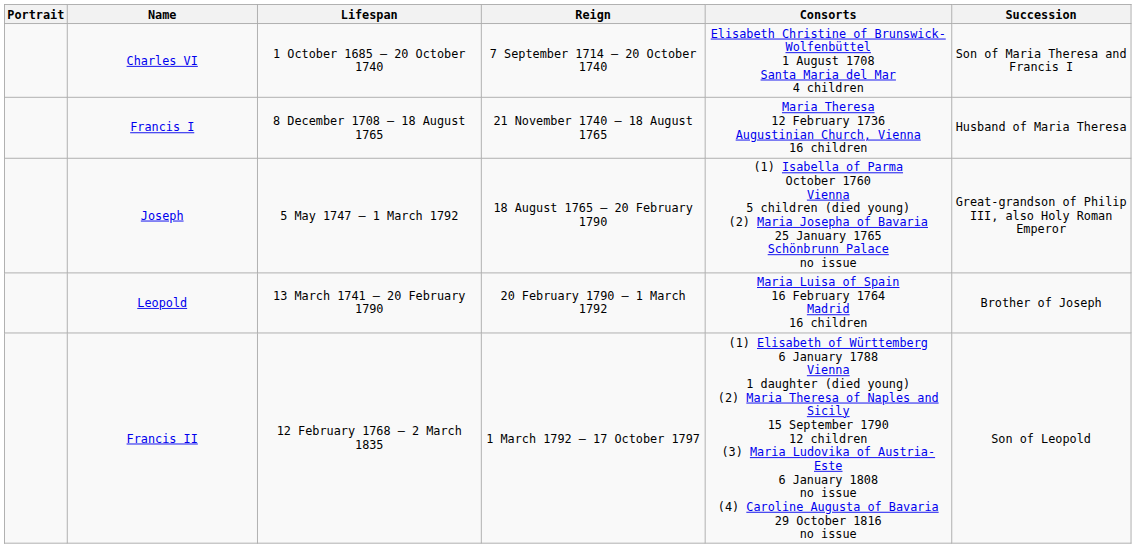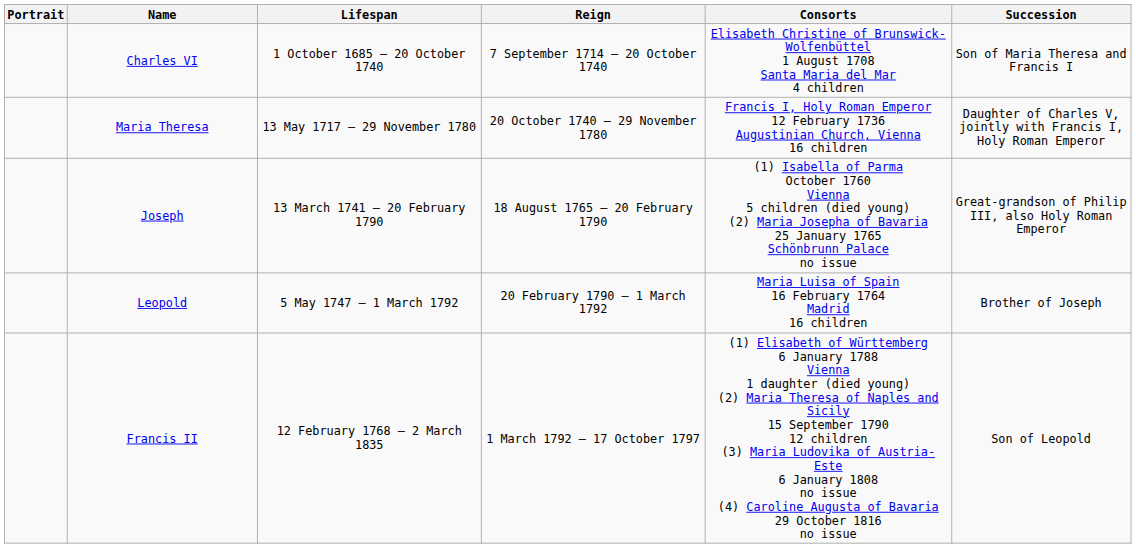+ row: (162, 128)
- row: (162, 128)
(369, 215) 5 May 1747 – 1 March 1792 -> (369, 215) 13 March 1741 – 20 February 1790
(369, 303) 13 March 1741 – 20 February 1790 -> (369, 303) 5 May 1747 – 1 March 1792
